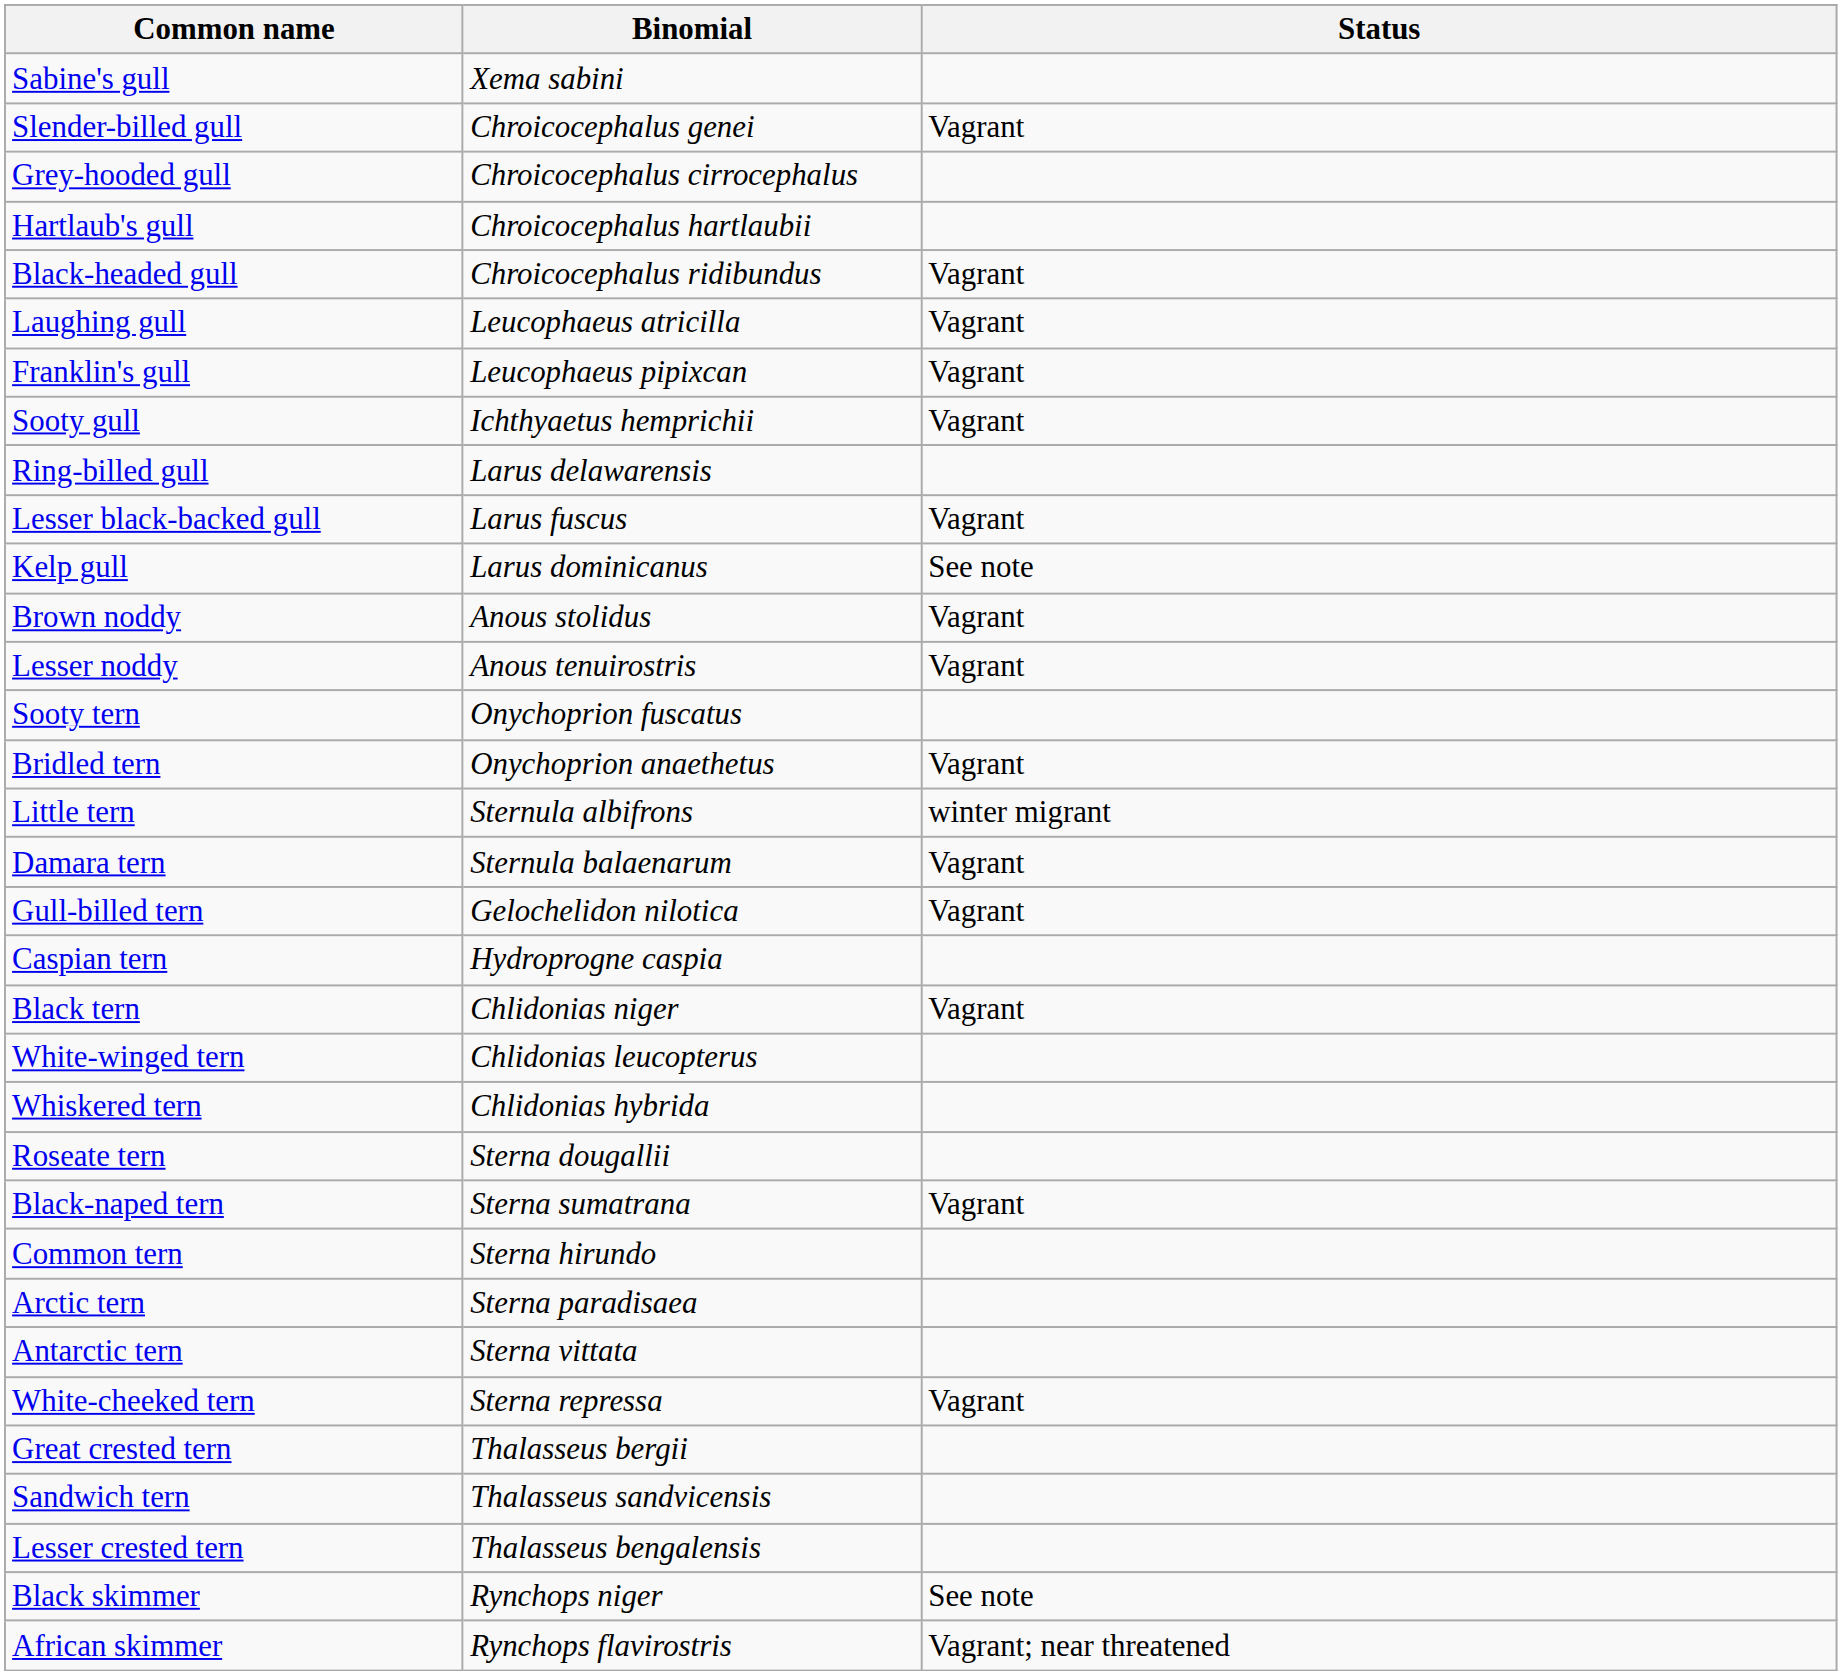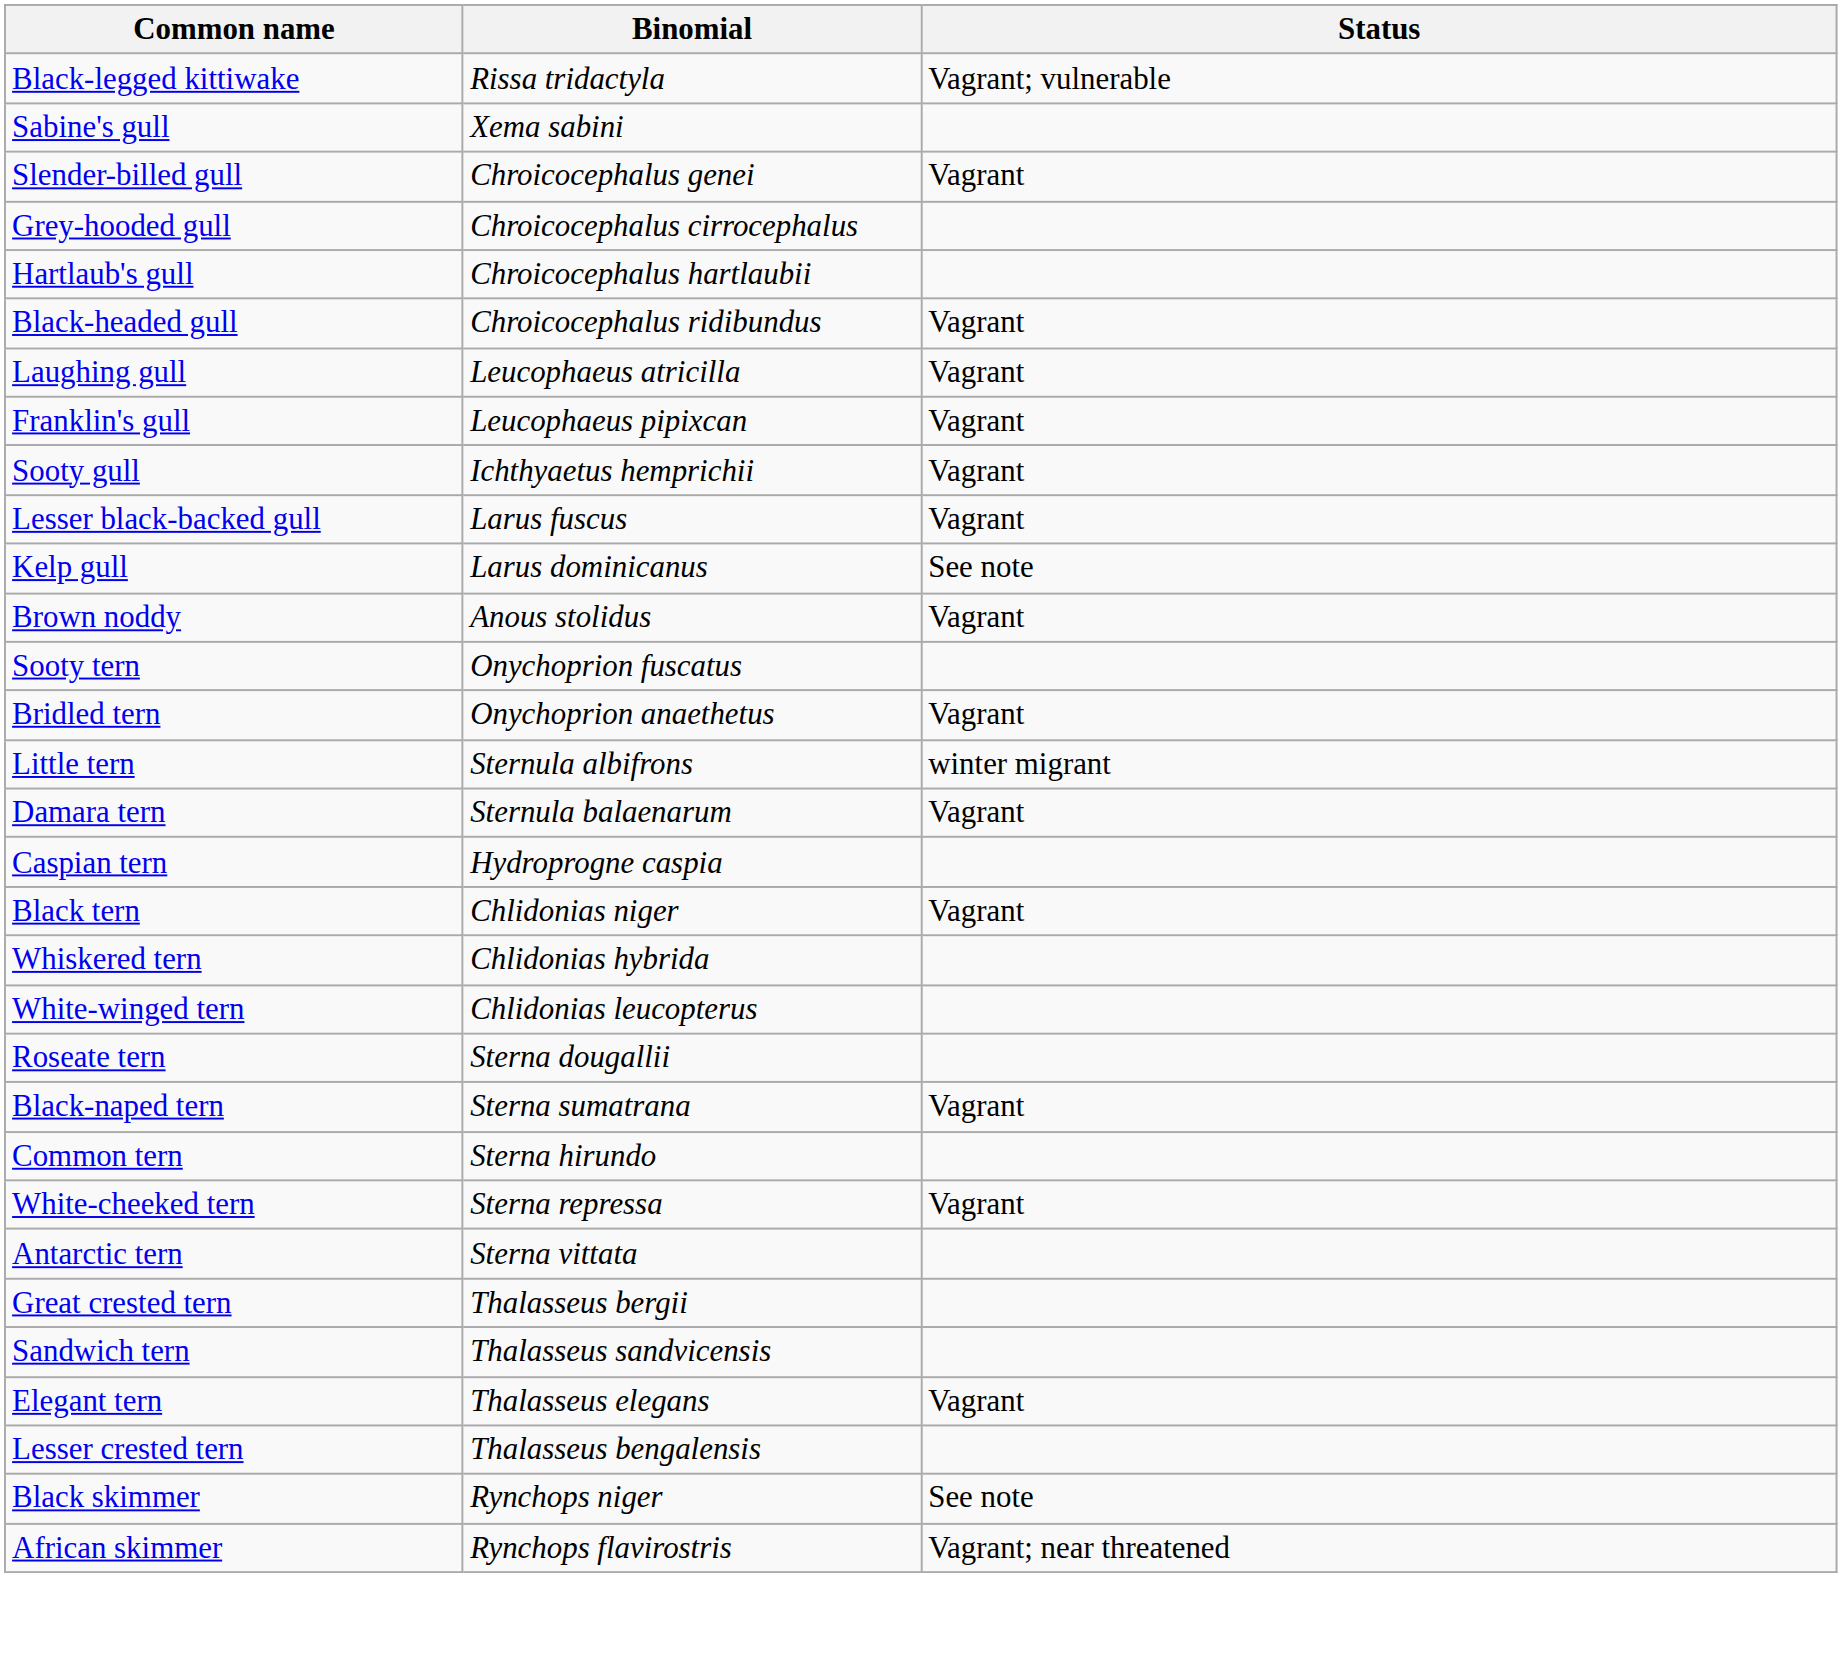+ row: (156, 77)
- row: (110, 469)
- row: (95, 665)
- row: (108, 910)
rows swapped: (128, 1057) <-> (107, 1106)
- row: (79, 1302)
rows swapped: (97, 1351) <-> (133, 1400)
+ row: (87, 1400)
